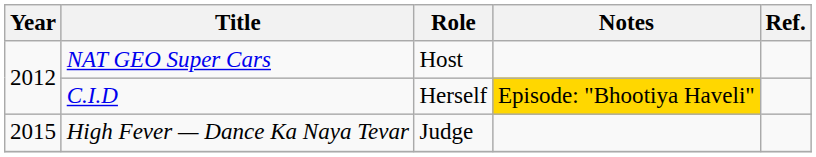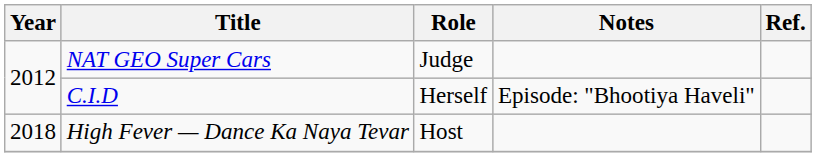(441, 59) Host -> (446, 59) Judge
(626, 95) gold background -> (626, 95) no background
(33, 132) 2015 -> (33, 132) 2018
(446, 132) Judge -> (441, 132) Host
